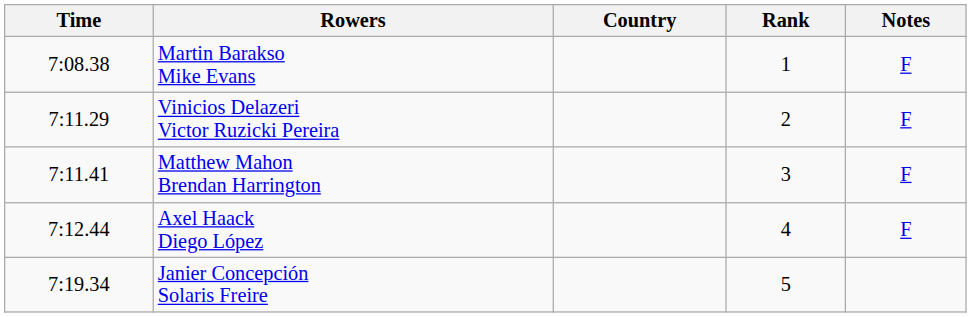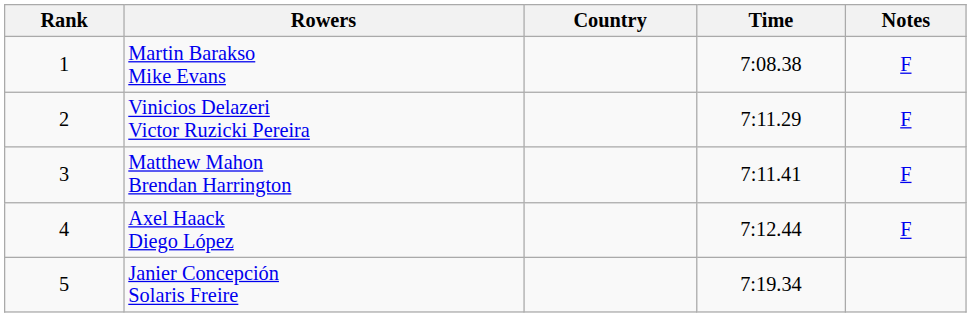columns swapped: (786, 20) <-> (79, 20)
